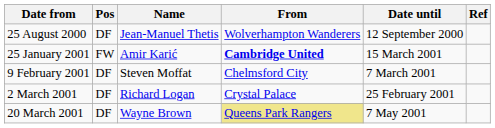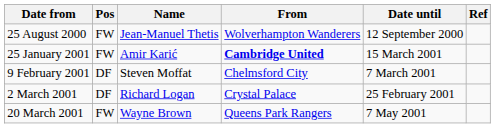(103, 34) DF -> (105, 34) FW
(103, 113) DF -> (105, 113) FW
(278, 113) khaki background -> (278, 113) no background
